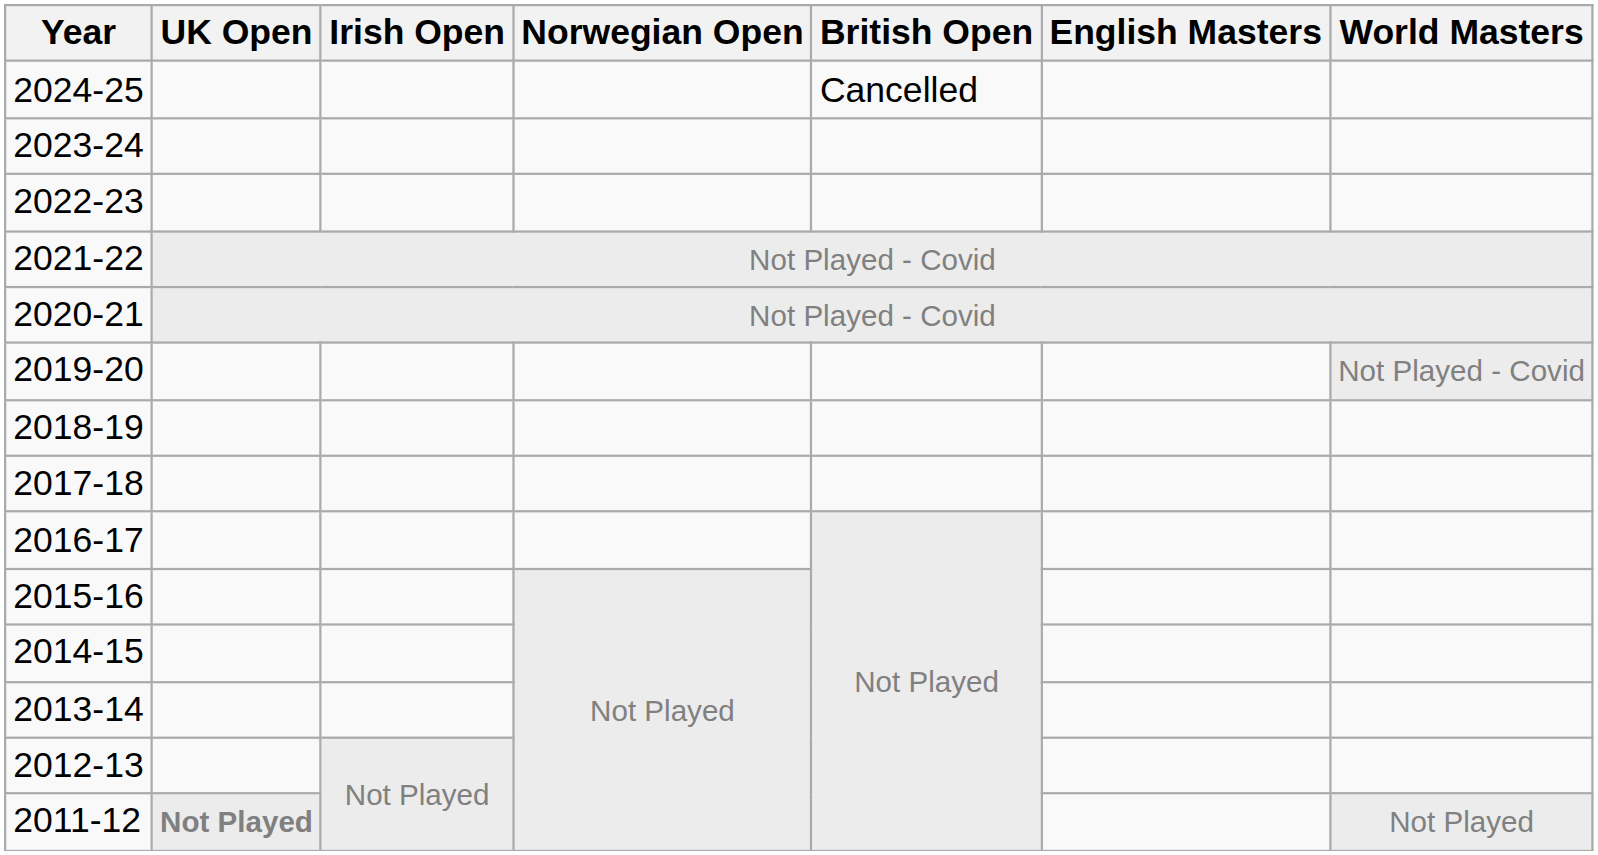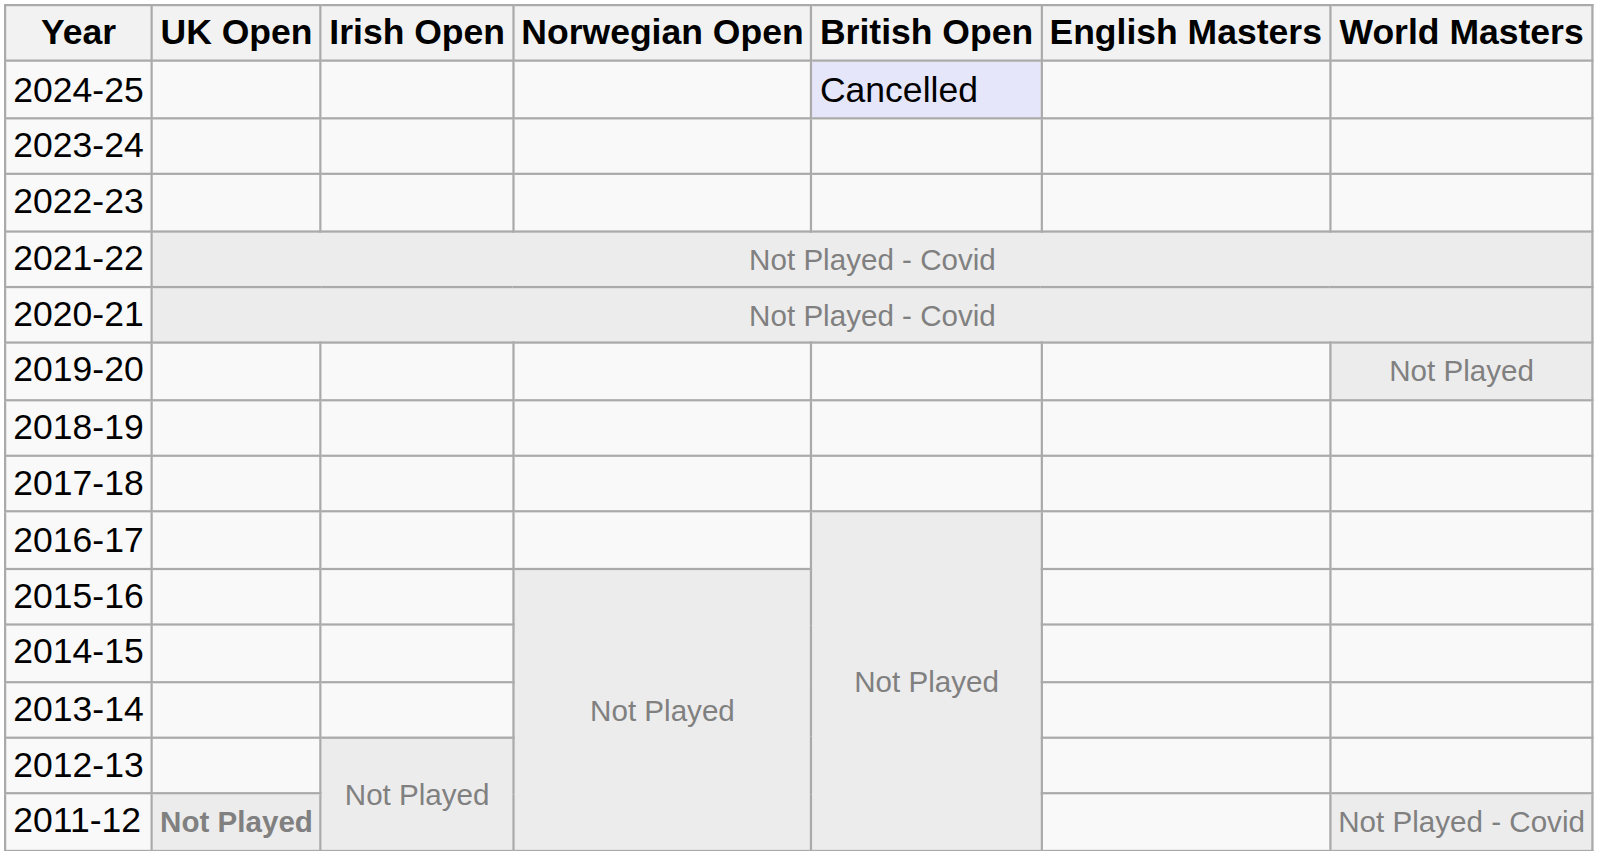(899, 88) no background -> (899, 88) lavender background
(1462, 372) Not Played - Covid -> (1462, 372) Not Played
(1462, 823) Not Played -> (1462, 823) Not Played - Covid
